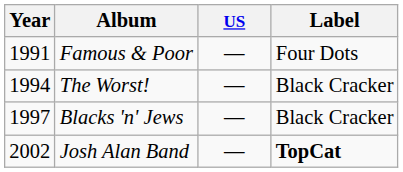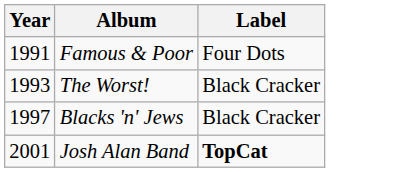- column: (234, 22)
(30, 85) 1994 -> (30, 85) 1993
(30, 150) 2002 -> (30, 150) 2001
